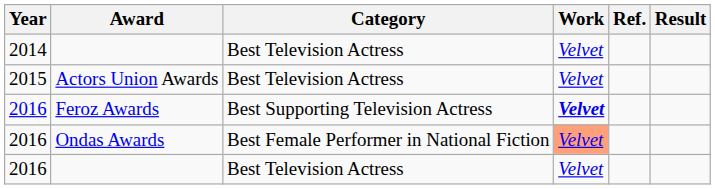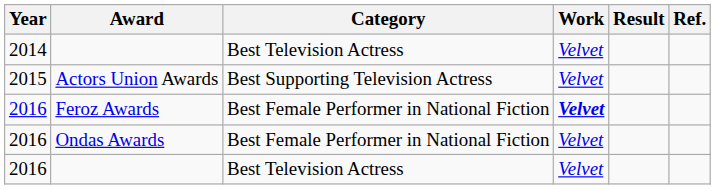columns swapped: (681, 19) <-> (630, 19)
(315, 79) Best Television Actress -> (360, 79) Best Supporting Television Actress
(360, 109) Best Supporting Television Actress -> (388, 109) Best Female Performer in National Fiction
(581, 139) lightsalmon background -> (581, 139) no background
